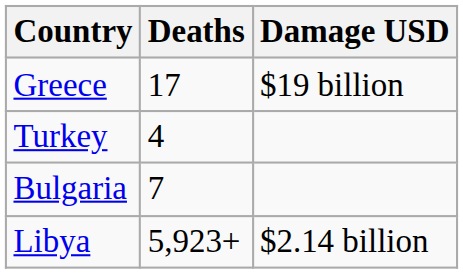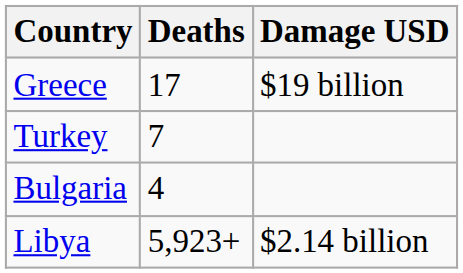(156, 136) 4 -> (156, 136) 7
(156, 188) 7 -> (156, 188) 4
